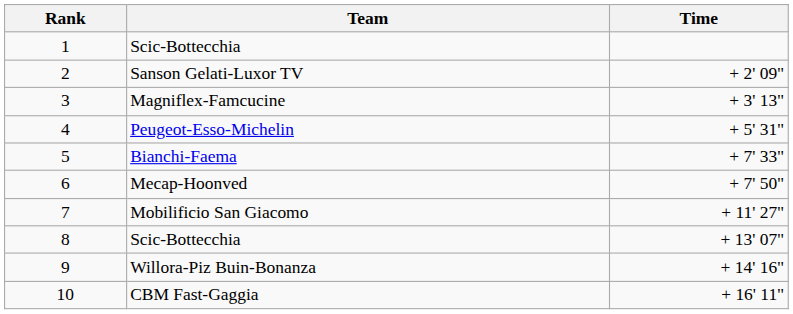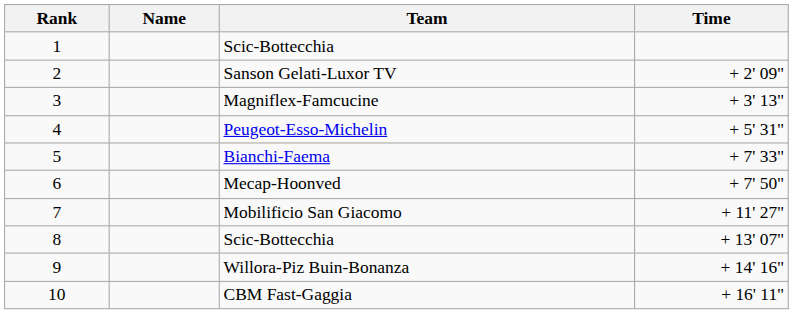+ column: (164, 18)
